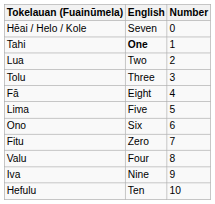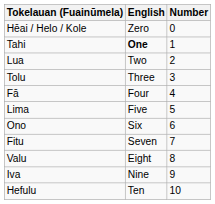(142, 28) Seven -> (138, 28) Zero
(140, 93) Eight -> (138, 93) Four
(138, 142) Zero -> (142, 142) Seven
(138, 158) Four -> (140, 158) Eight
